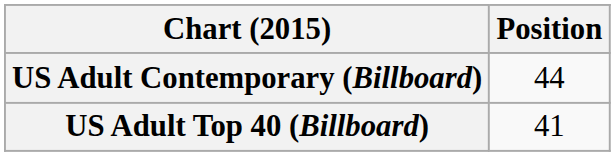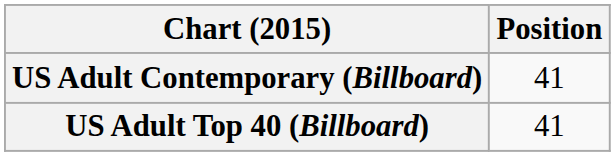(549, 77) 44 -> (549, 77) 41
